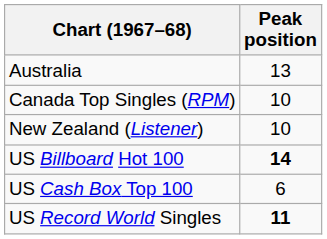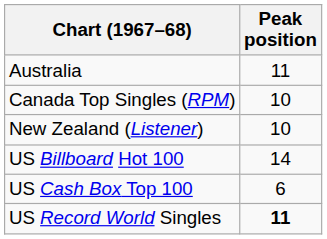(280, 70) 13 -> (280, 70) 11
(280, 159) bold -> (280, 159) normal
